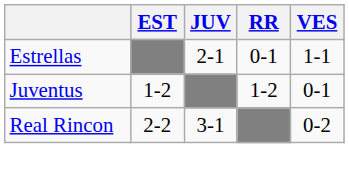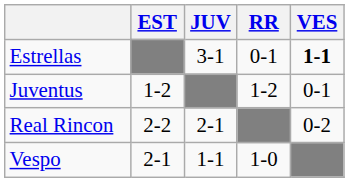(210, 56) 2-1 -> (210, 56) 3-1
(317, 56) normal -> (317, 56) bold
(210, 125) 3-1 -> (210, 125) 2-1
+ row: (35, 159)
